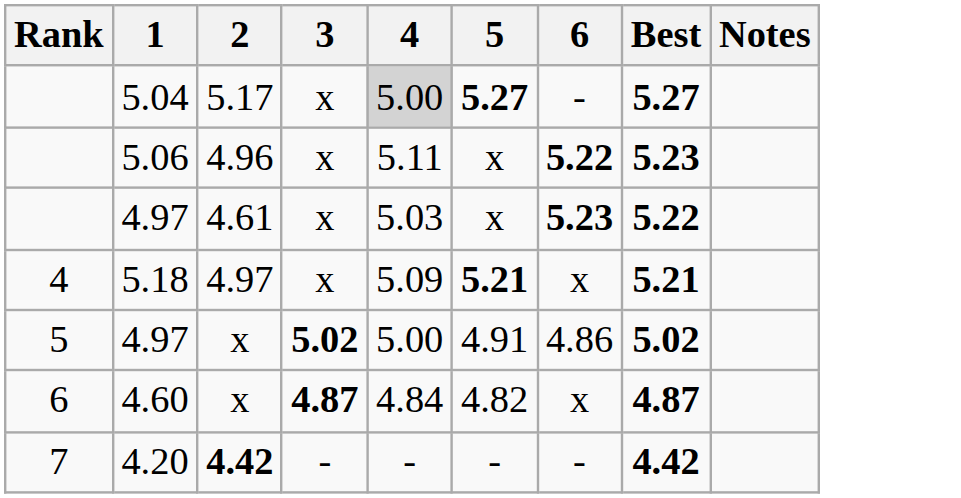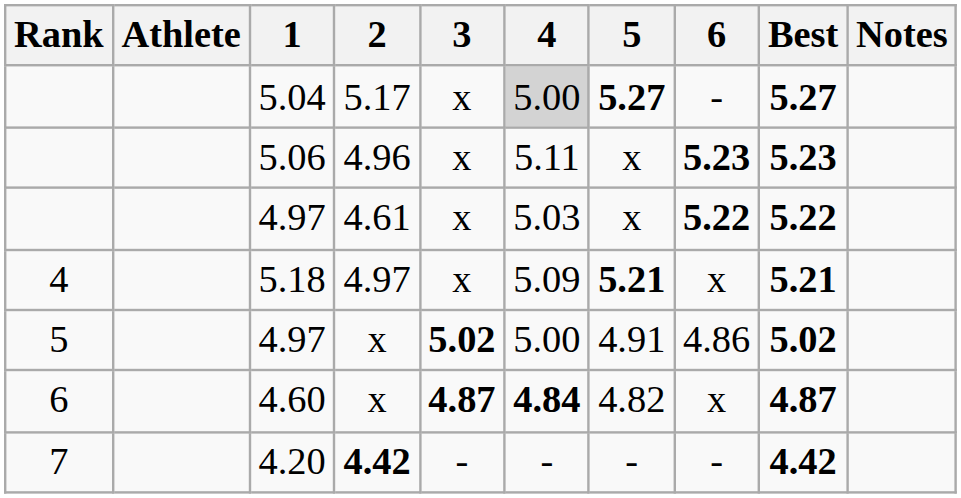+ column: (181, 34)
(580, 156) 5.22 -> (717, 156) 5.23
(580, 217) 5.23 -> (717, 217) 5.22
(410, 400) normal -> (547, 400) bold
